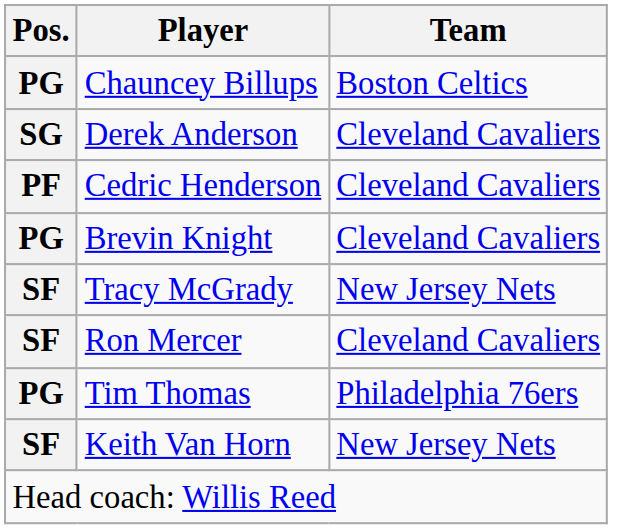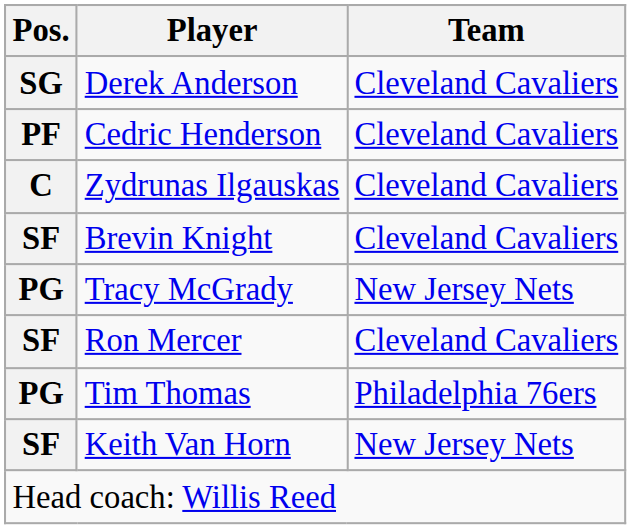- row: (201, 82)
+ row: (212, 185)
(41, 237) PG -> (41, 237) SF
(41, 289) SF -> (41, 289) PG
